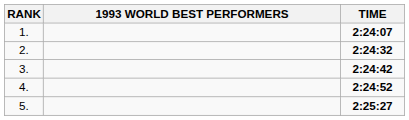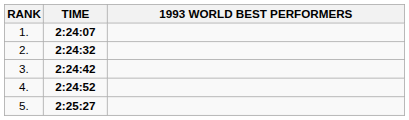columns swapped: (192, 14) <-> (373, 14)
